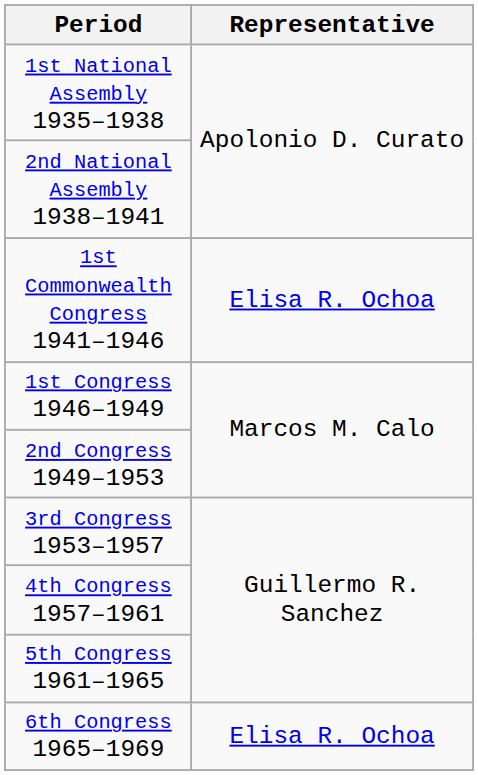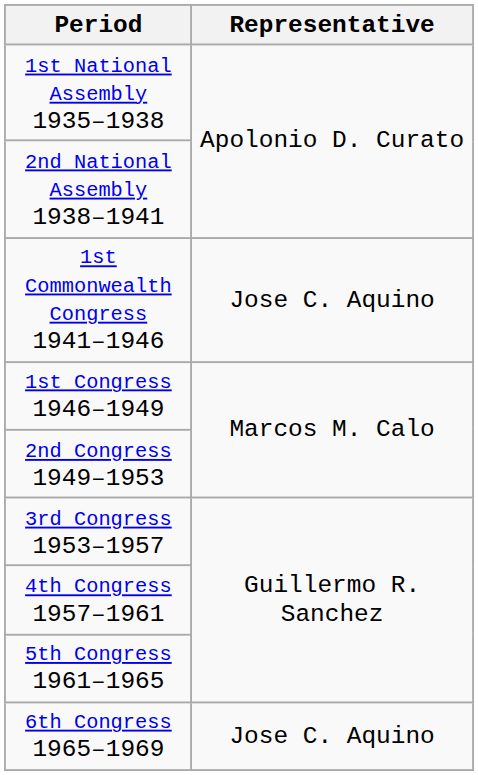(332, 299) Elisa R. Ochoa -> (332, 299) Jose C. Aquino
(332, 736) Elisa R. Ochoa -> (332, 736) Jose C. Aquino
